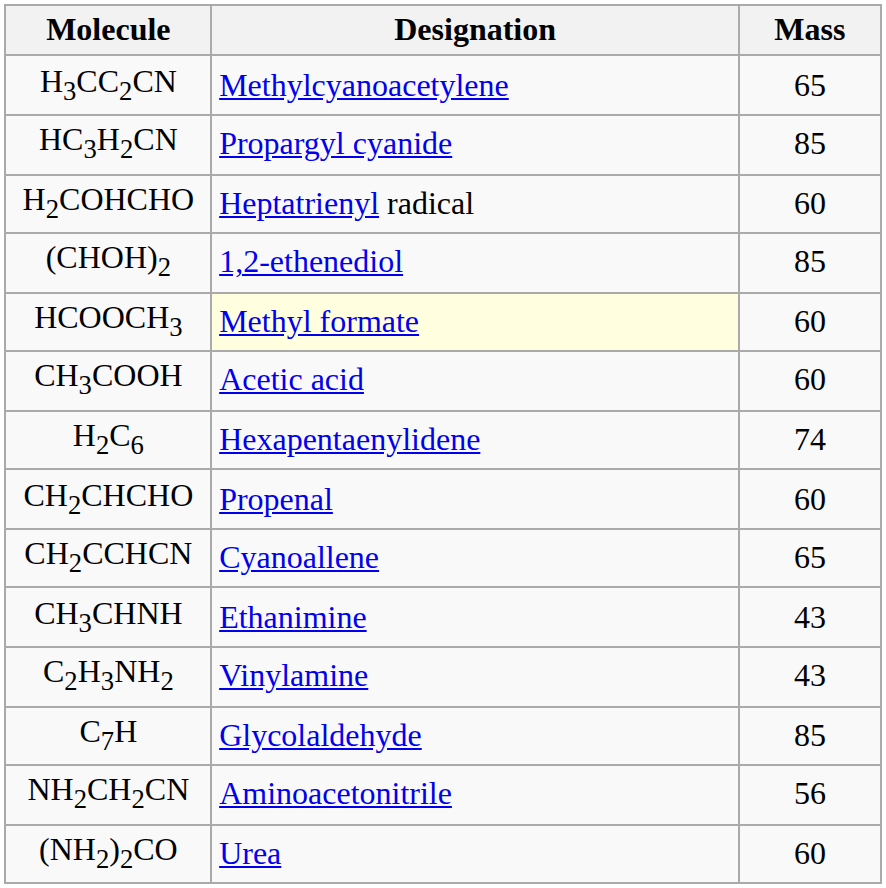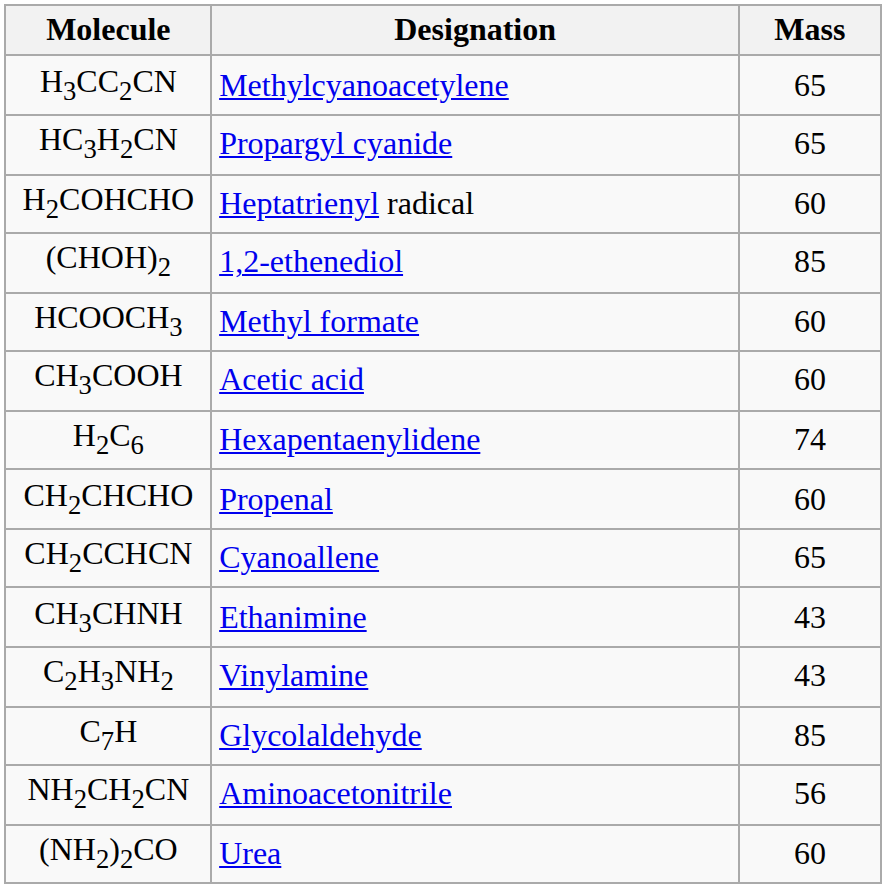(810, 143) 85 -> (810, 143) 65
(319, 321) lightyellow background -> (319, 321) no background
